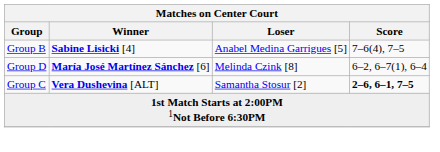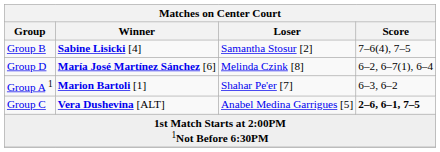(281, 48) Anabel Medina Garrigues [5] -> (267, 48) Samantha Stosur [2]
+ row: (30, 85)
(260, 84) Samantha Stosur [2] -> (287, 105) Anabel Medina Garrigues [5]
